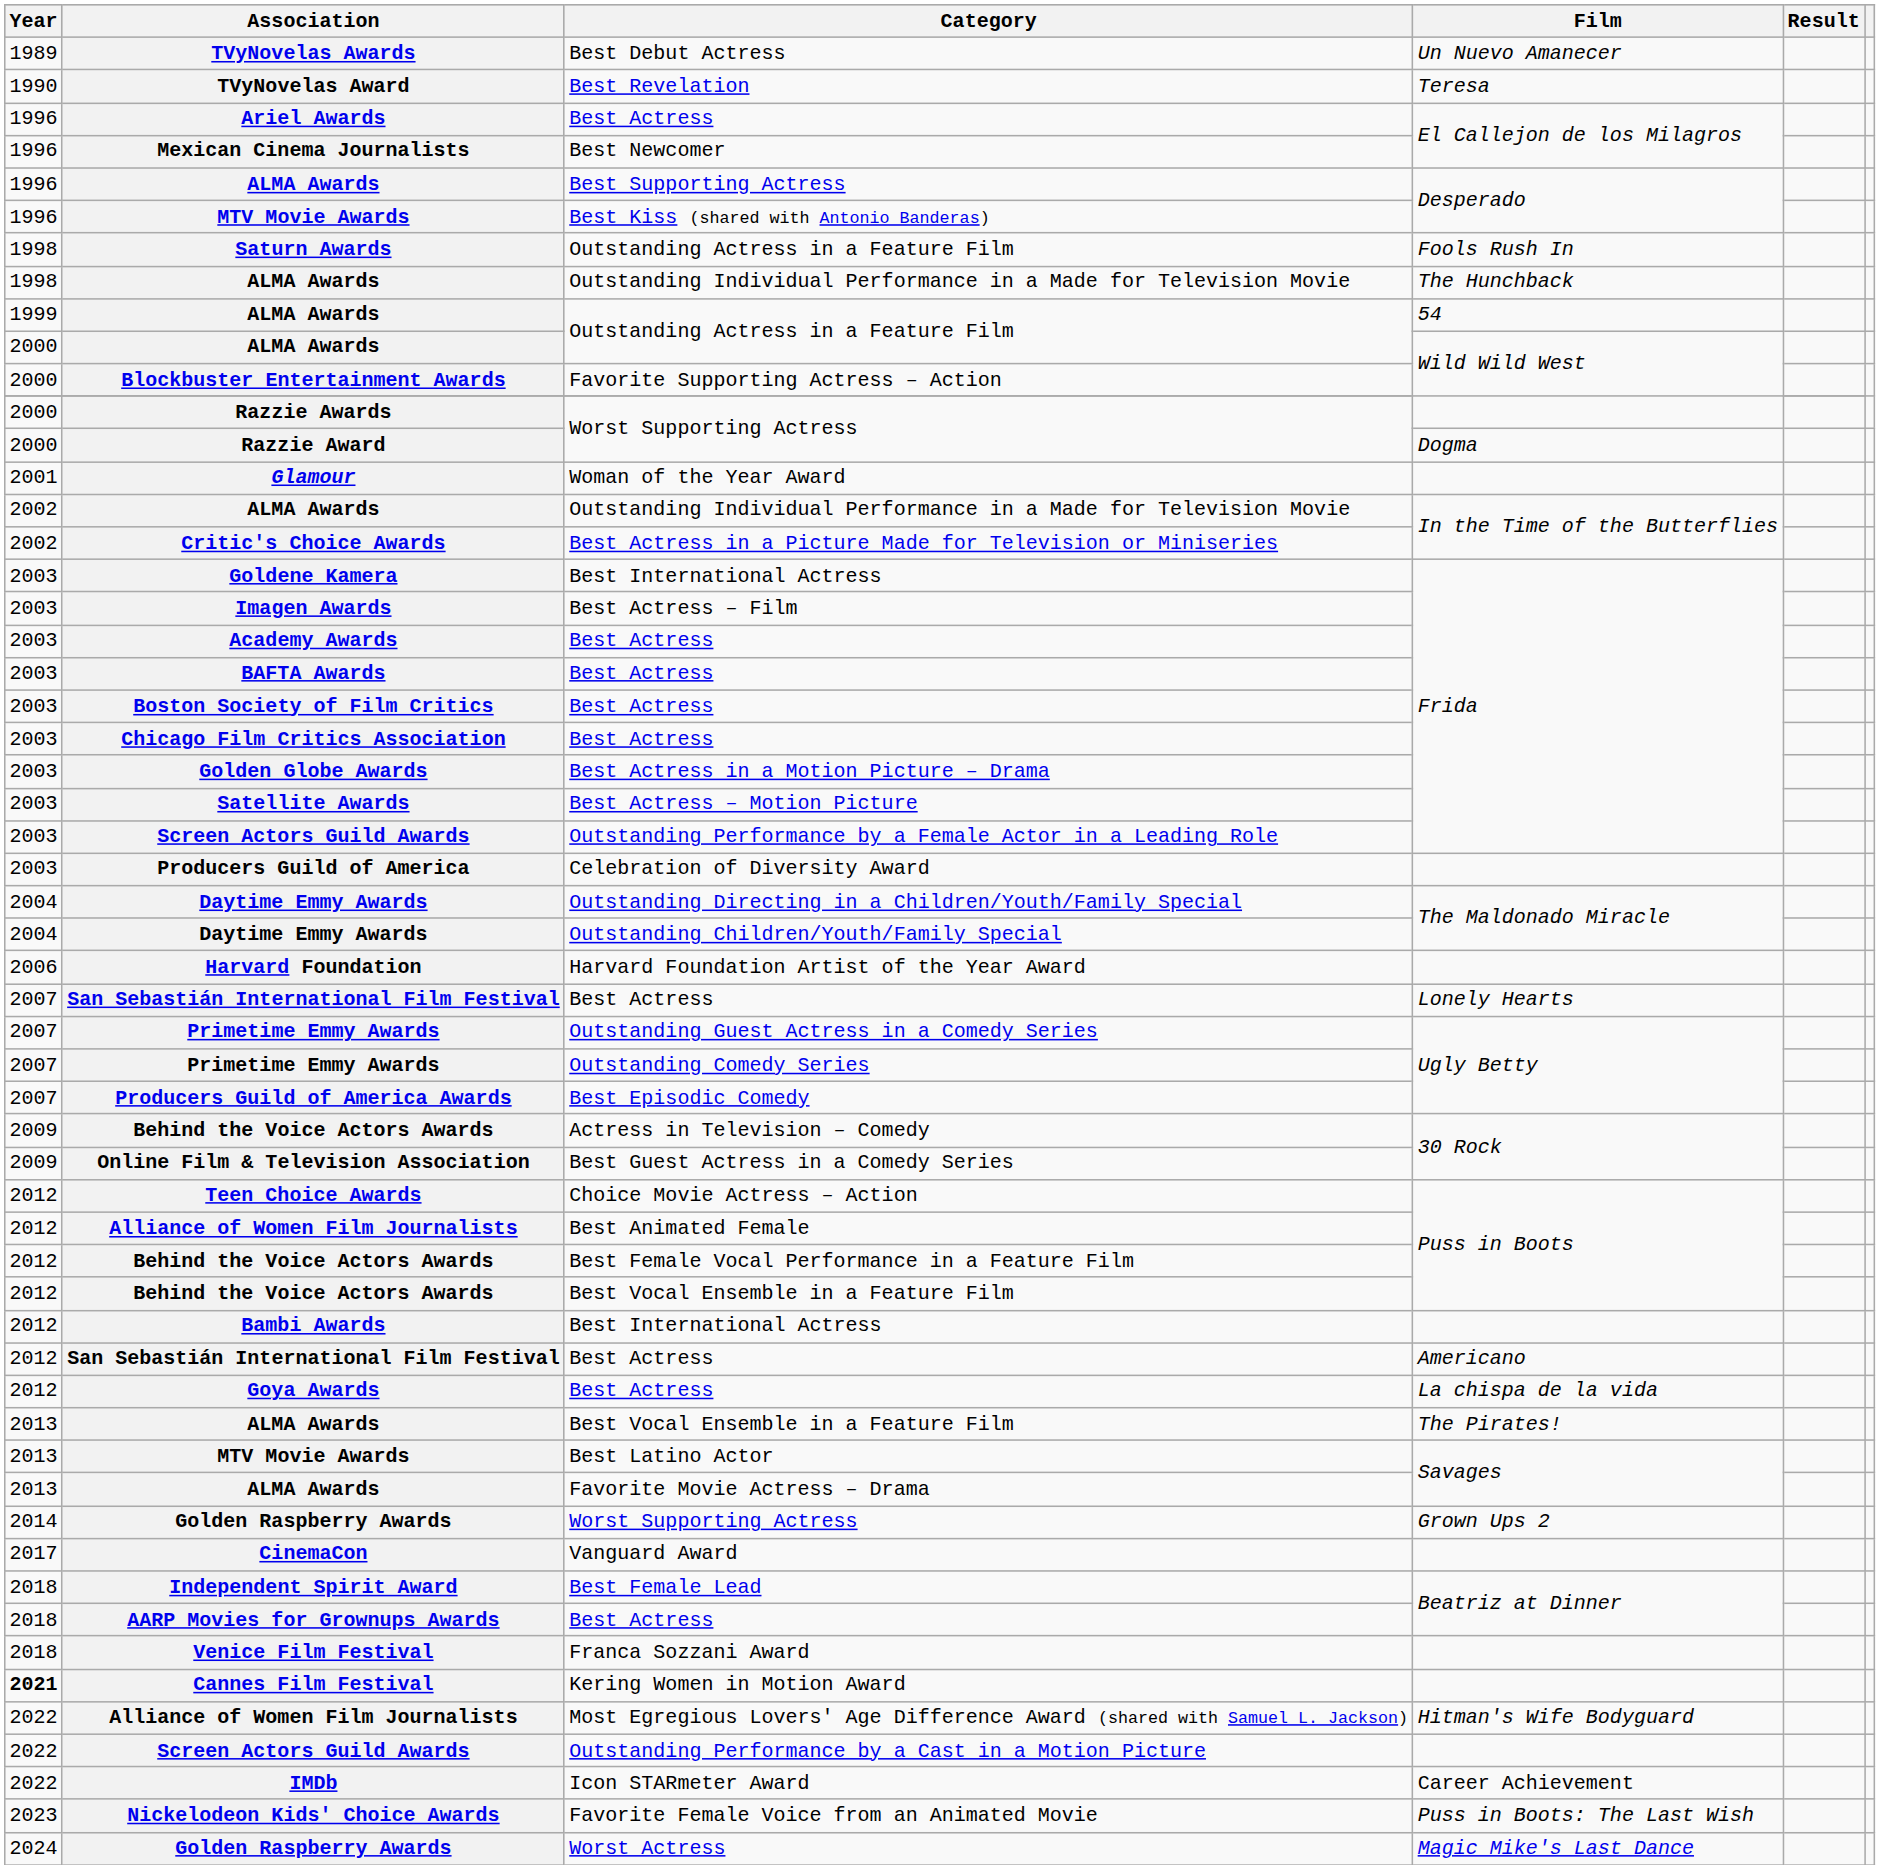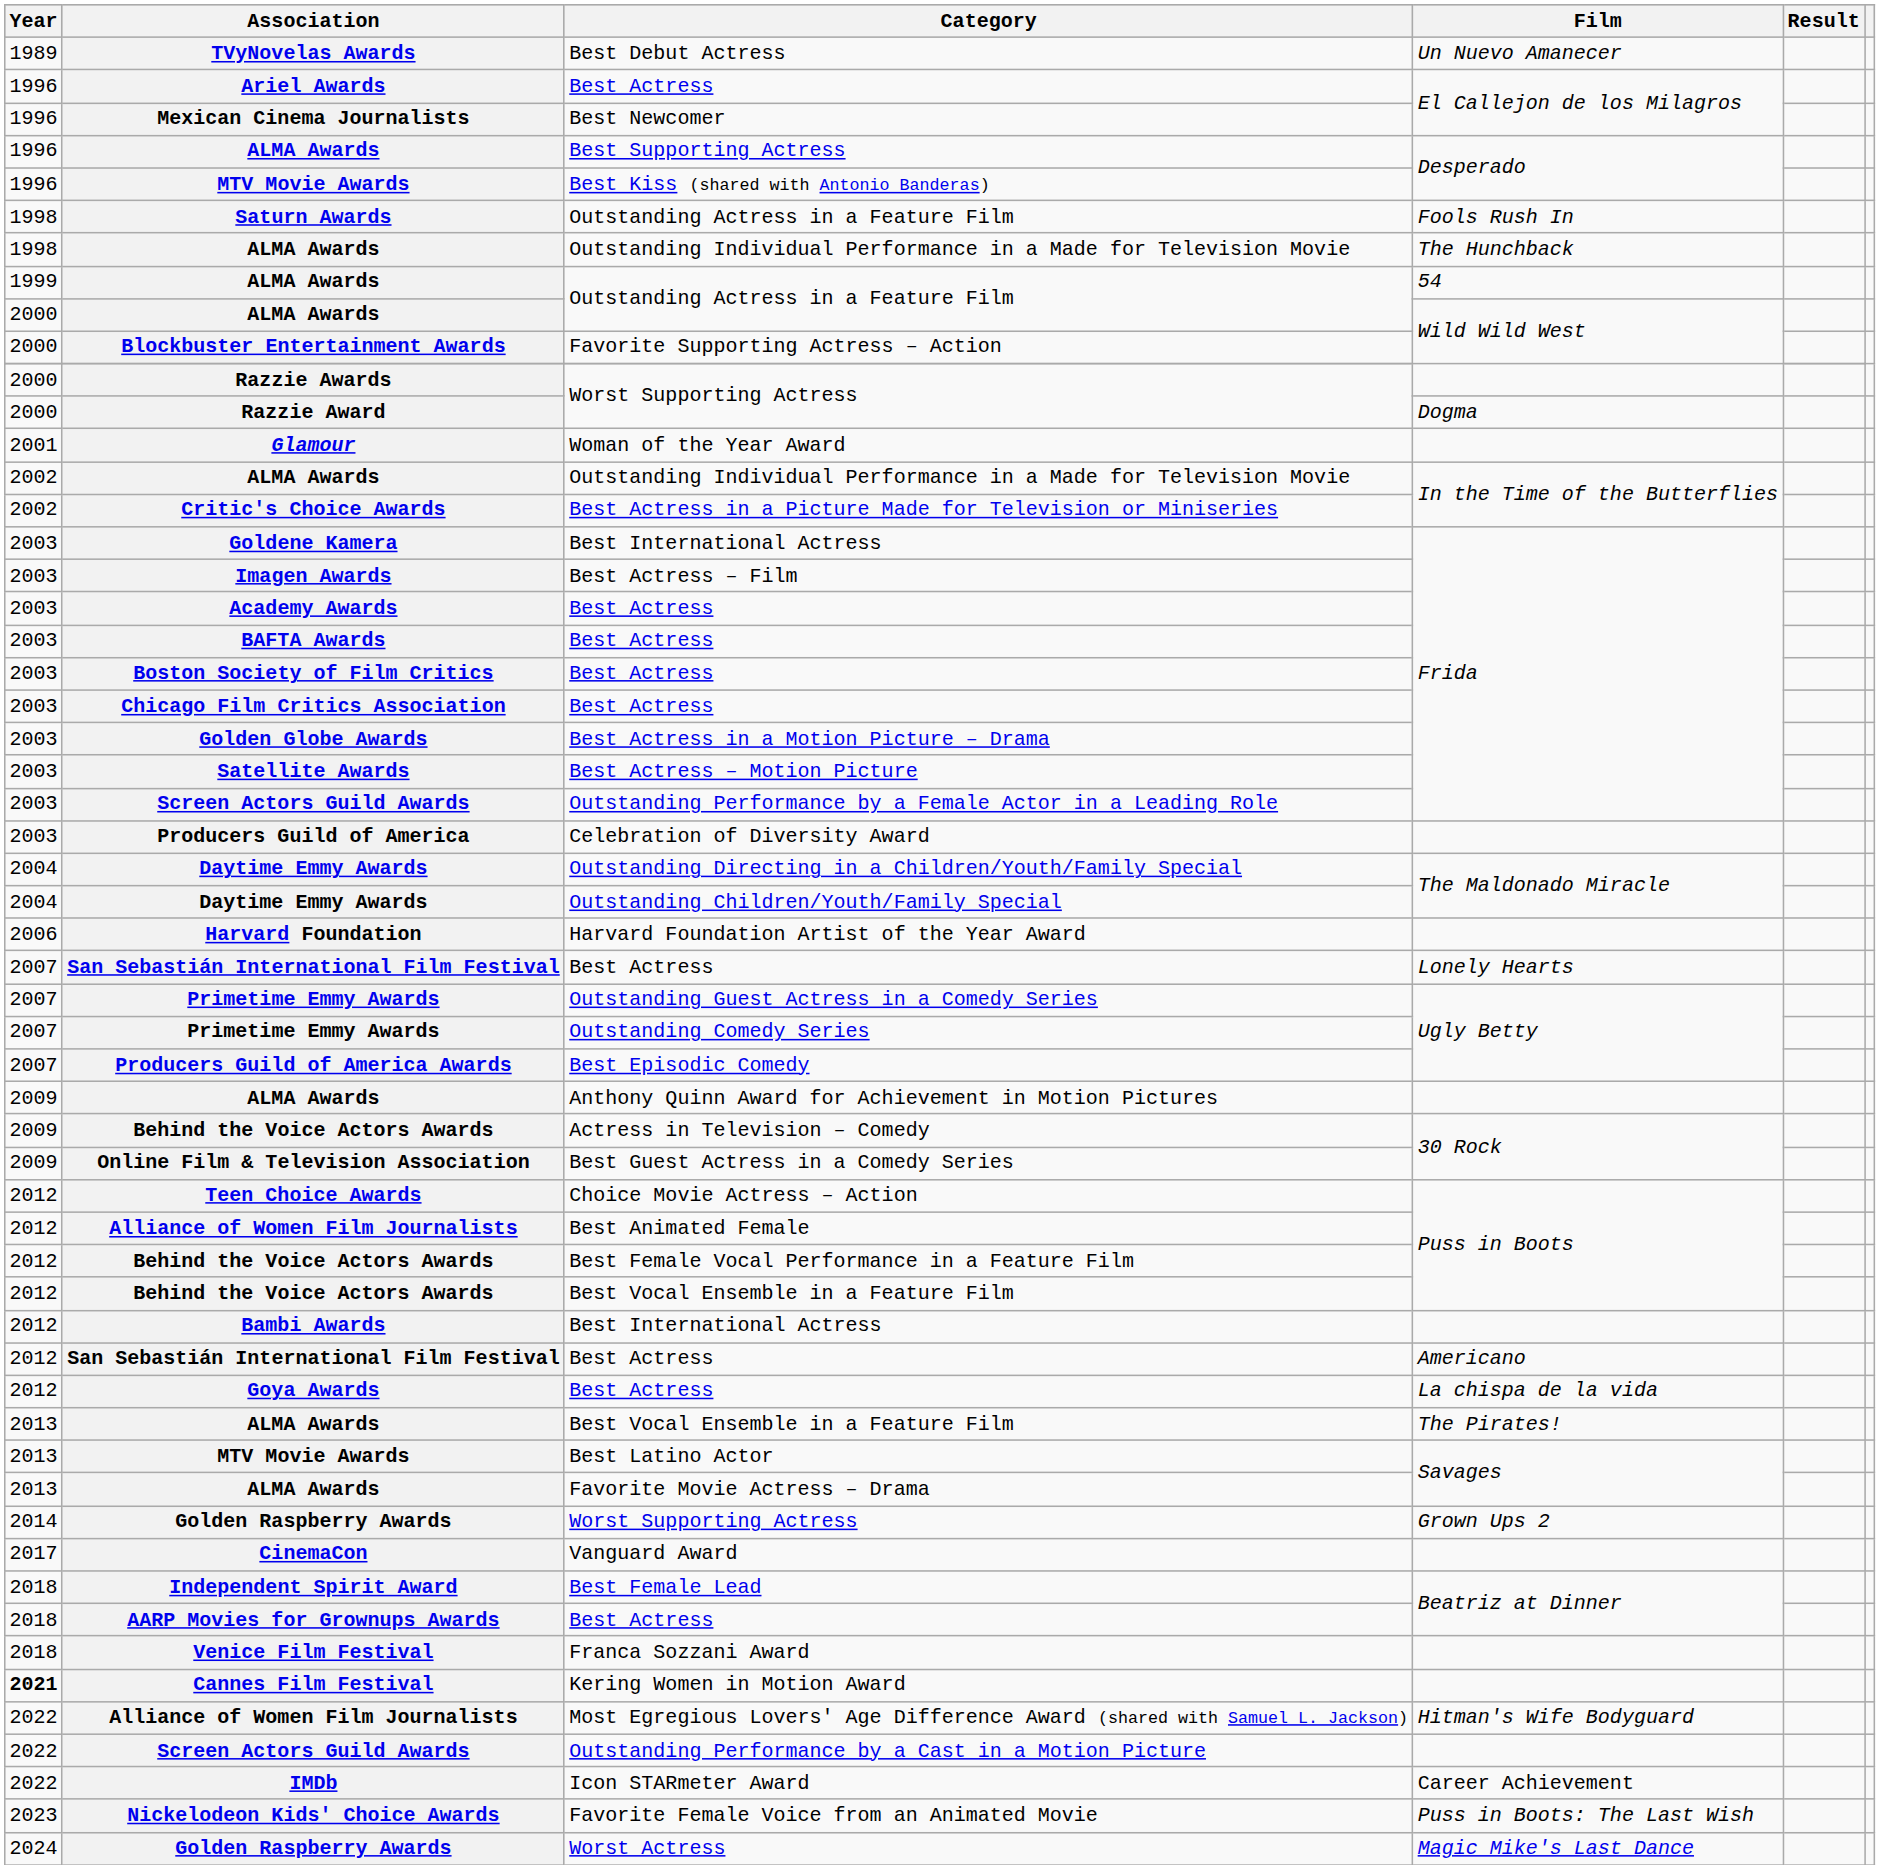- row: (659, 86)
+ row: (894, 1098)
